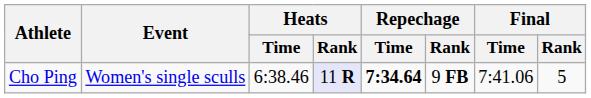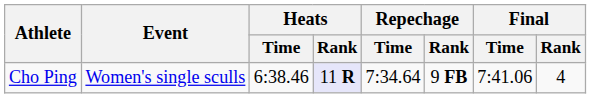(394, 78) bold -> (393, 78) normal
(562, 78) 5 -> (561, 78) 4
